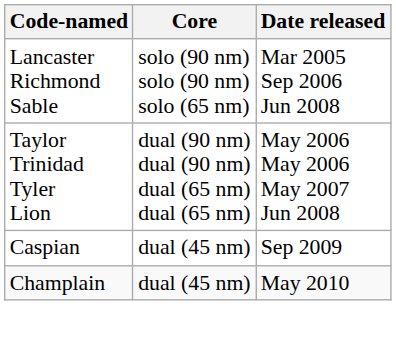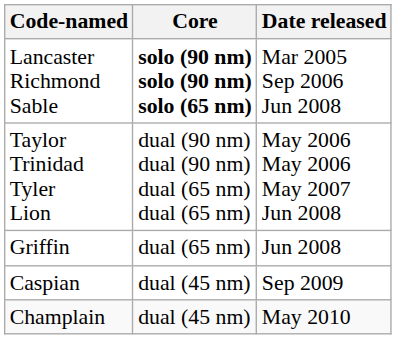(194, 80) normal -> (195, 80) bold
+ row: (40, 247)
